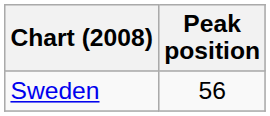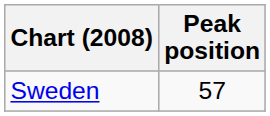(212, 90) 56 -> (212, 90) 57
